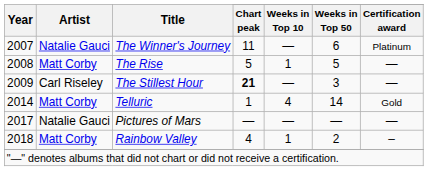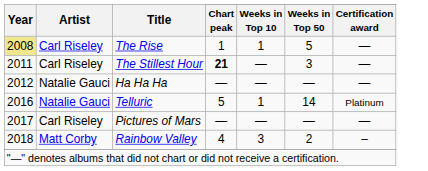- row: (173, 45)
(20, 64) no background -> (20, 45) khaki background
(68, 64) Matt Corby -> (71, 45) Carl Riseley
(248, 64) 5 -> (221, 45) 1
(20, 83) 2009 -> (20, 64) 2011
+ row: (141, 83)
(20, 102) 2014 -> (20, 102) 2016
(68, 102) Matt Corby -> (74, 102) Natalie Gauci
(248, 102) 1 -> (221, 102) 5
(288, 102) 4 -> (261, 102) 1
(392, 103) Gold -> (364, 103) Platinum
(74, 121) Natalie Gauci -> (71, 121) Carl Riseley
(288, 139) 1 -> (261, 139) 3
